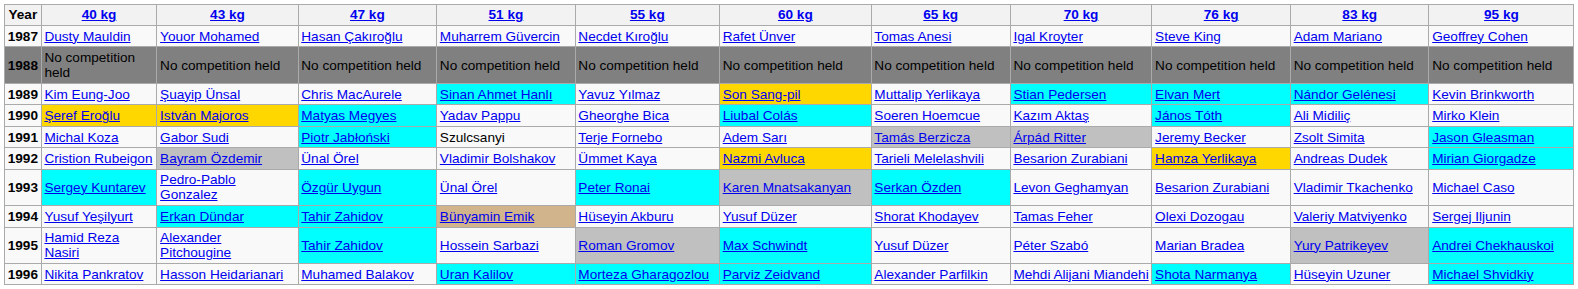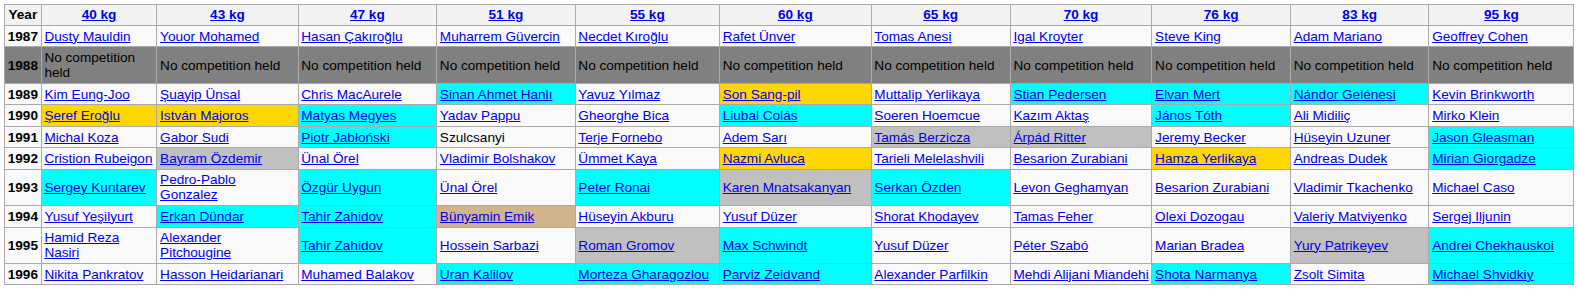(1329, 137) Zsolt Simita -> (1342, 137) Hüseyin Uzuner
(1342, 274) Hüseyin Uzuner -> (1329, 274) Zsolt Simita
